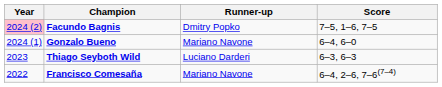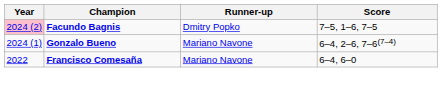(338, 42) 6–4, 6–0 -> (358, 44) 6–4, 2–6, 7–6(7–4)
- row: (93, 57)
(358, 74) 6–4, 2–6, 7–6(7–4) -> (338, 60) 6–4, 6–0
